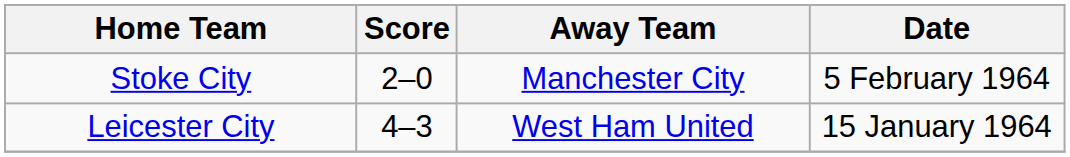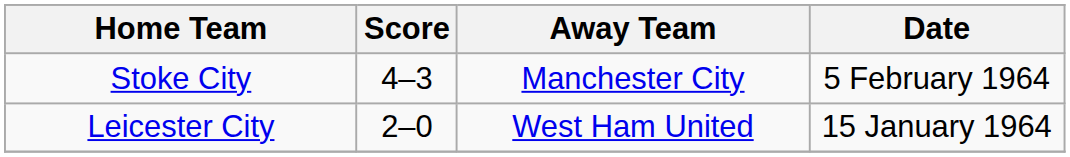(407, 77) 2–0 -> (407, 77) 4–3
(407, 126) 4–3 -> (407, 126) 2–0
